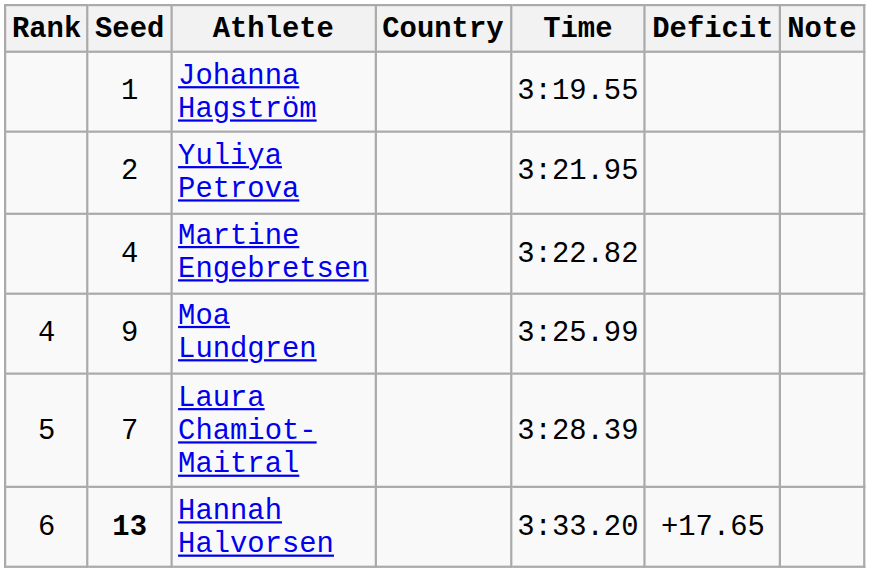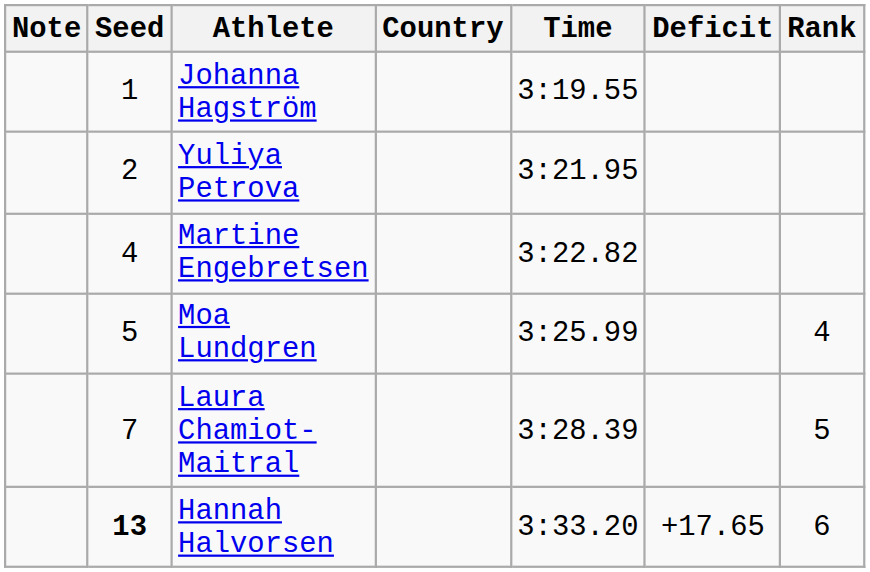columns swapped: (47, 29) <-> (822, 29)
(130, 333) 9 -> (130, 333) 5
